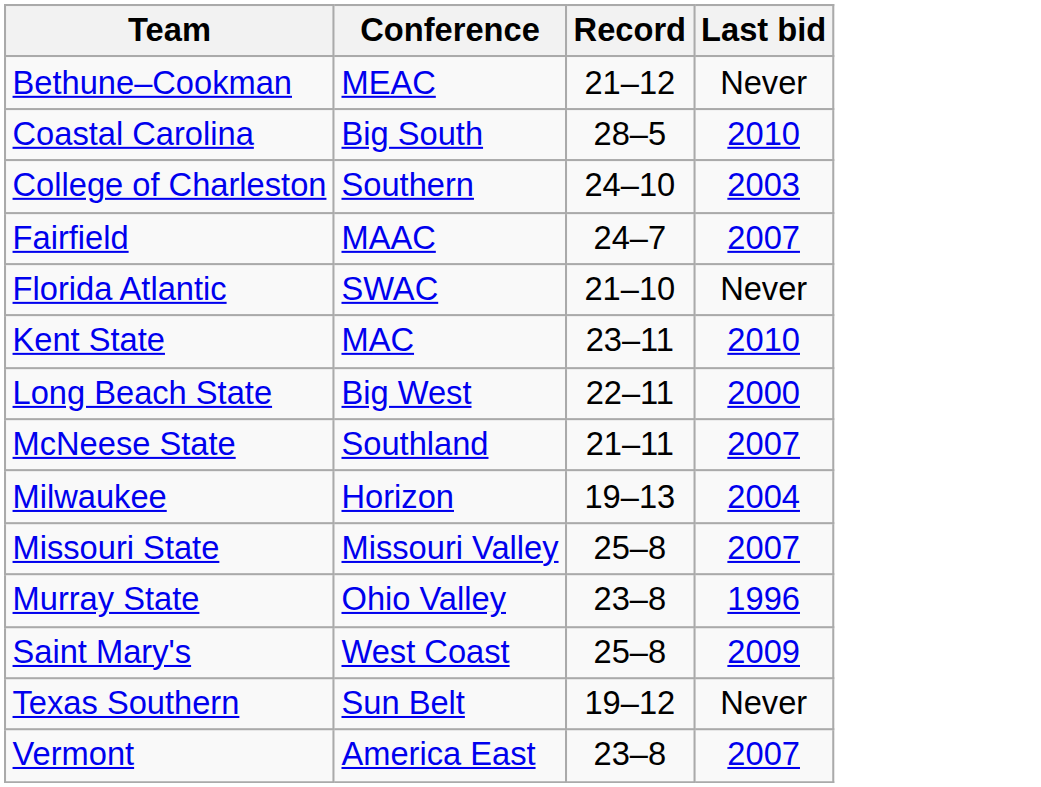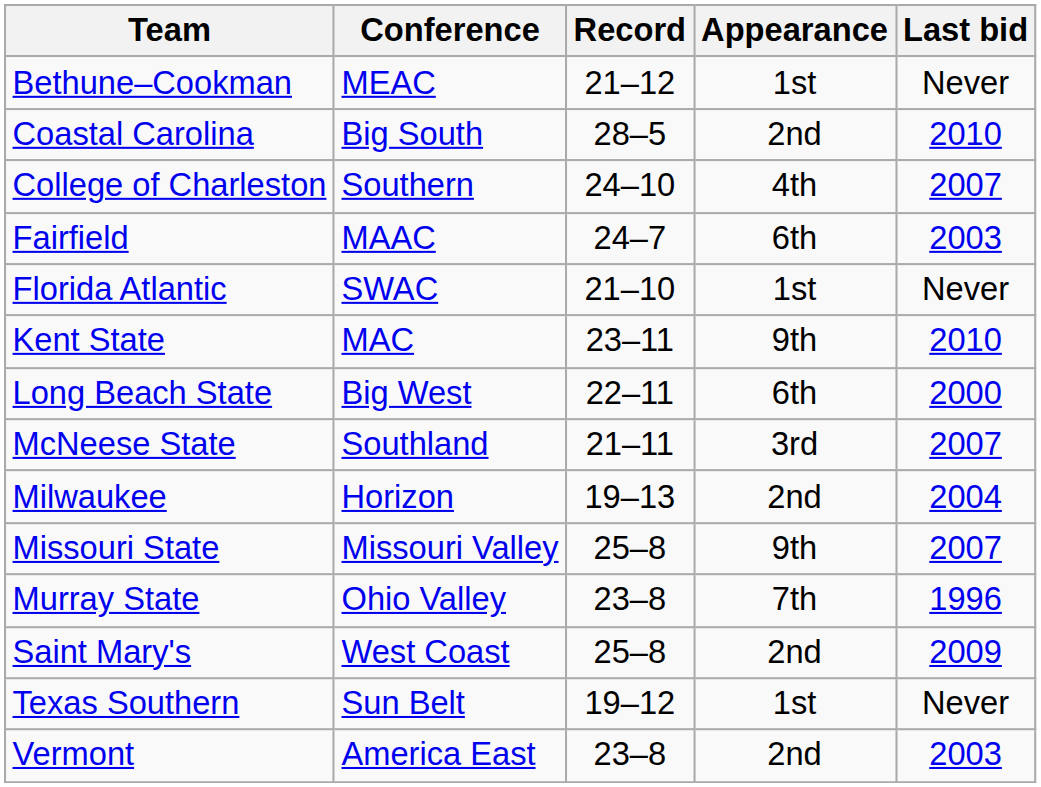+ column: (795, 30)
(764, 185) 2003 -> (966, 185) 2007
(764, 237) 2007 -> (966, 237) 2003
(764, 755) 2007 -> (966, 755) 2003
